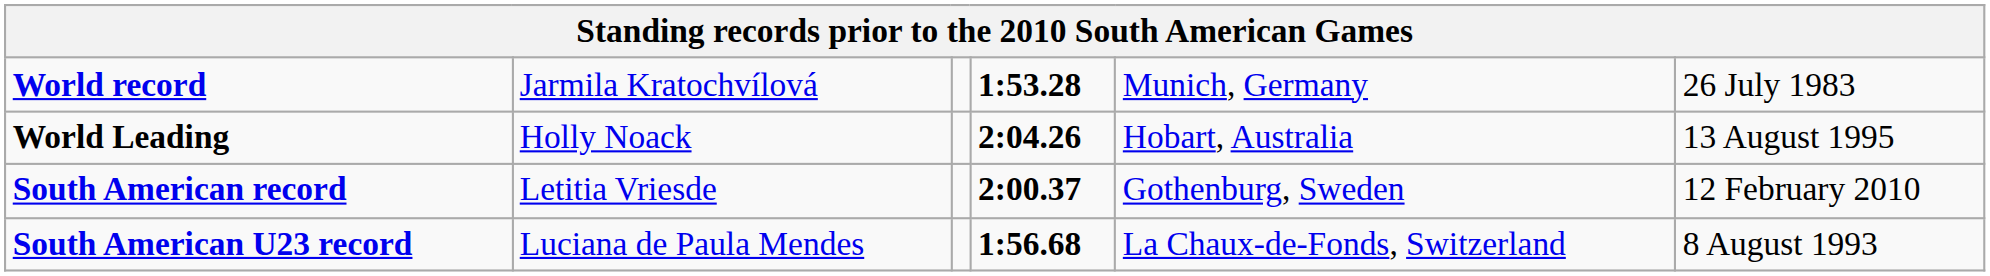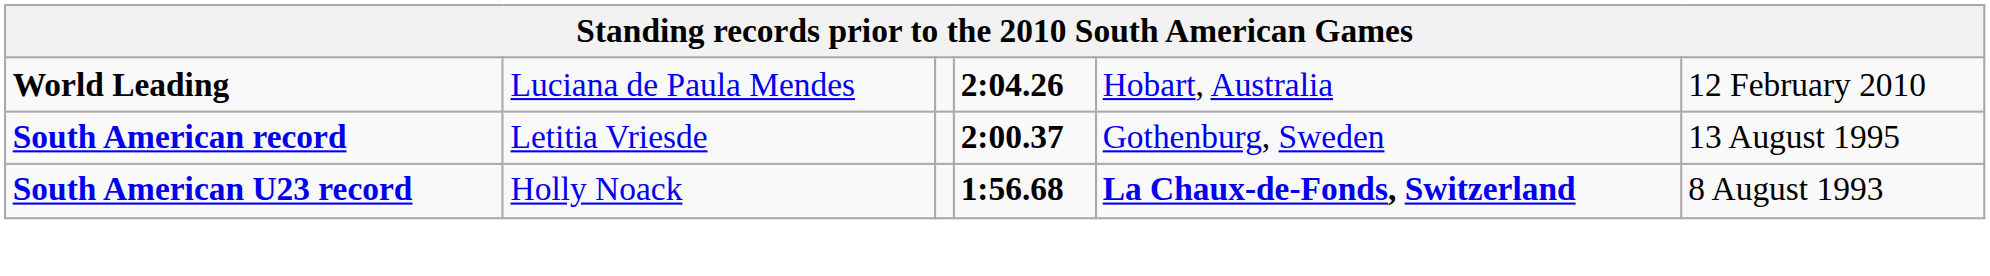- row: (109, 84)
(606, 137) Holly Noack -> (683, 84) Luciana de Paula Mendes
(1789, 137) 13 August 1995 -> (1807, 84) 12 February 2010
(1802, 190) 12 February 2010 -> (1794, 137) 13 August 1995
(692, 243) Luciana de Paula Mendes -> (596, 190) Holly Noack
(1344, 243) normal -> (1339, 190) bold
